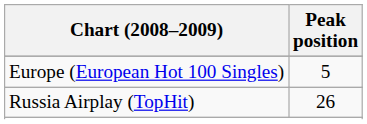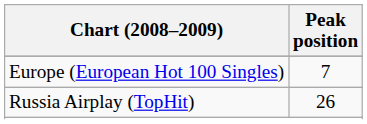(326, 71) 5 -> (326, 71) 7
